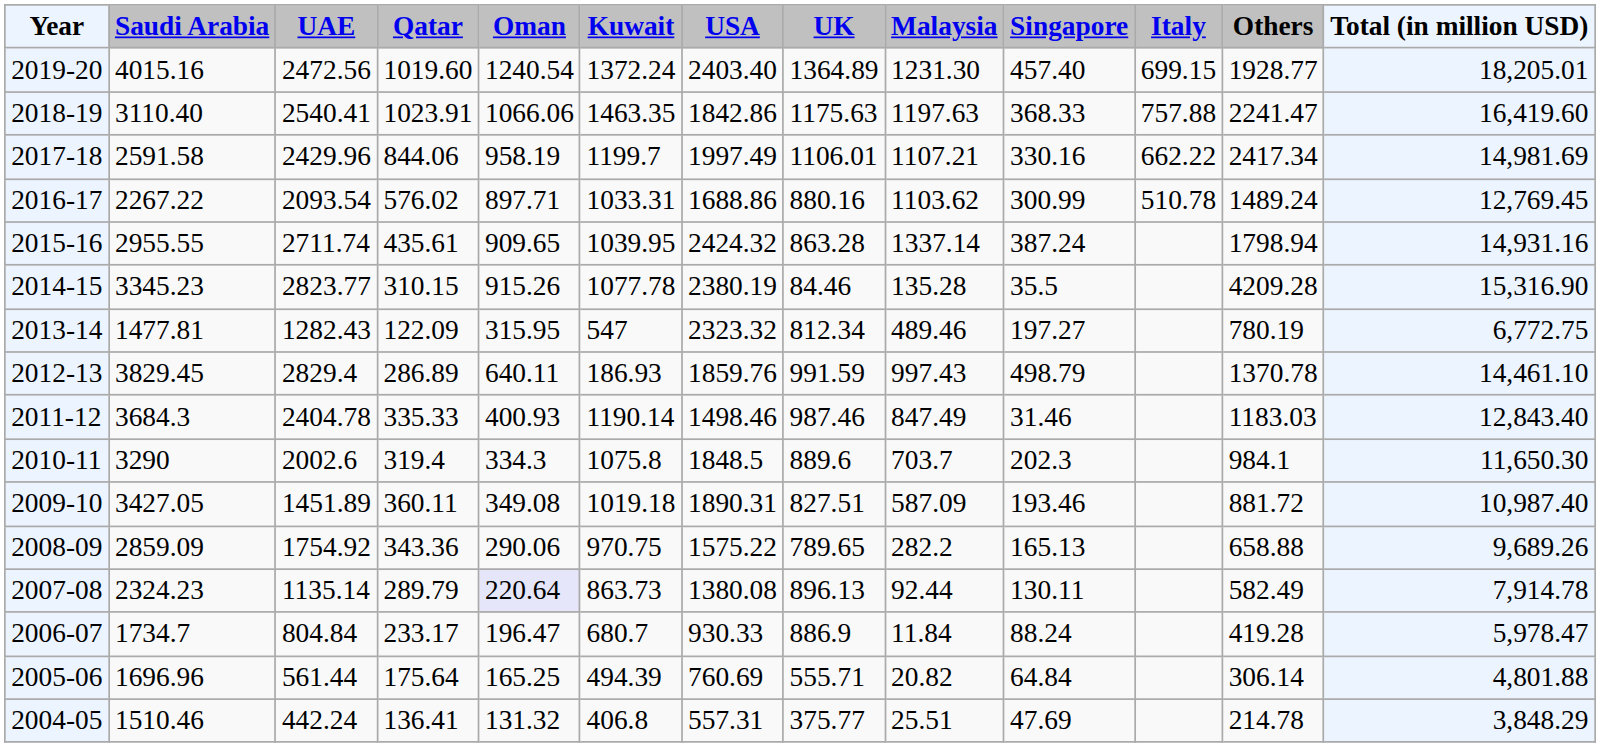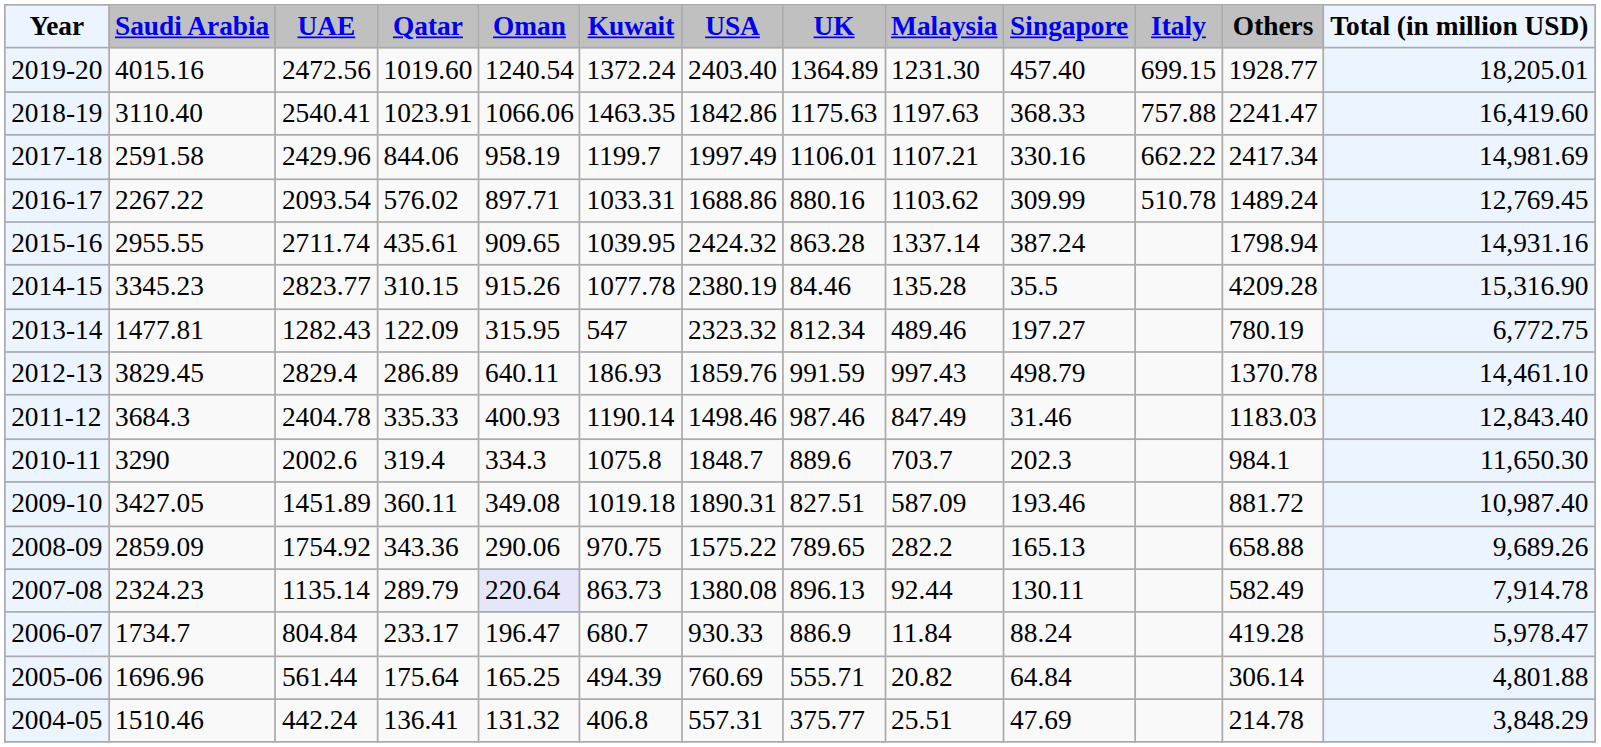(1048, 199) 300.99 -> (1048, 199) 309.99
(726, 460) 1848.5 -> (726, 460) 1848.7
